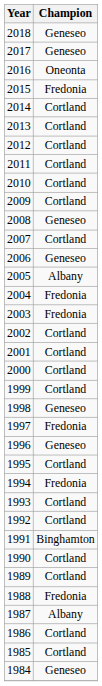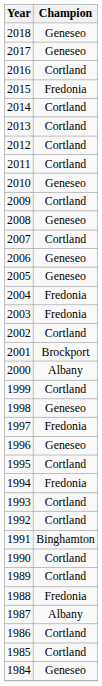(66, 70) Oneonta -> (66, 70) Cortland
(66, 182) Cortland -> (66, 182) Geneseo
(66, 276) Albany -> (66, 276) Geneseo
(66, 351) Cortland -> (66, 351) Brockport
(66, 370) Cortland -> (66, 370) Albany
